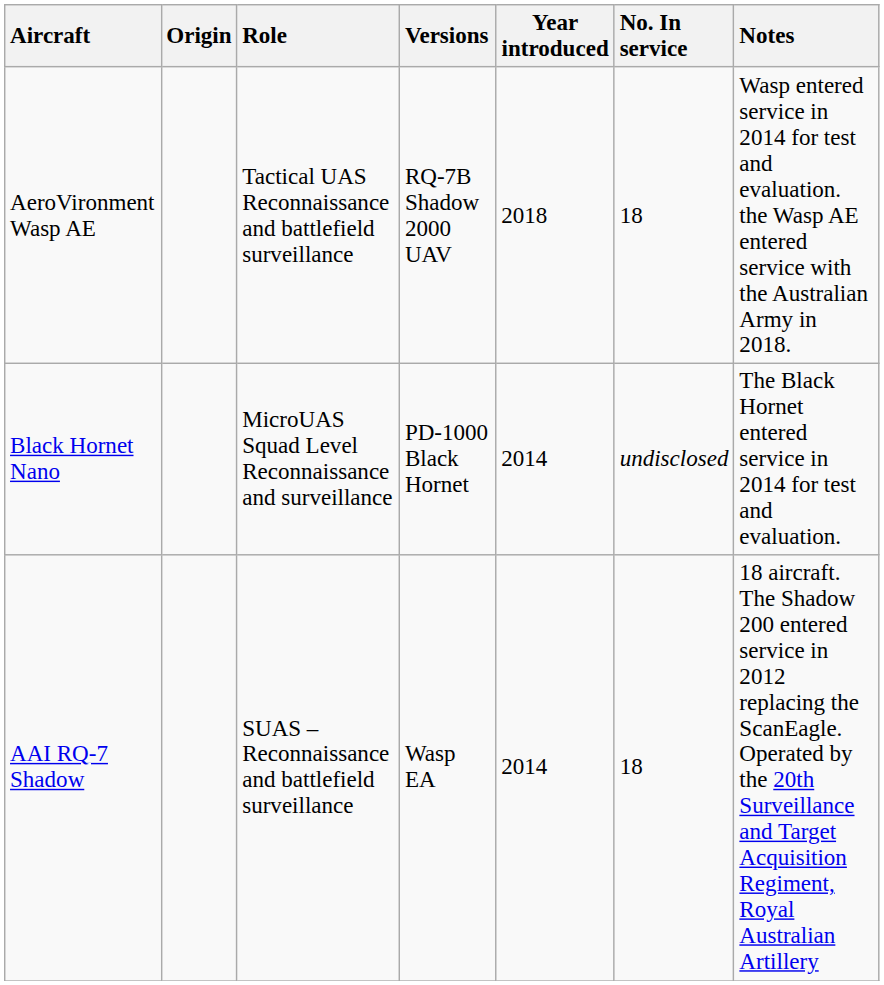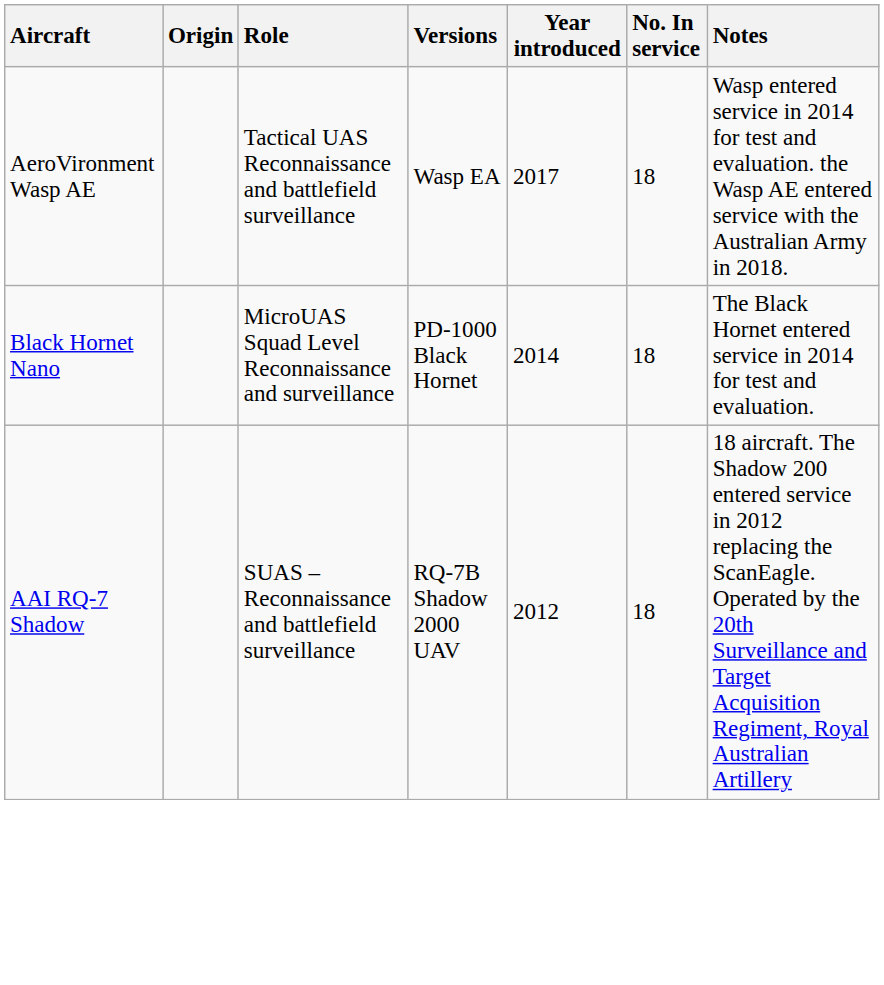(442, 214) RQ-7B Shadow 2000 UAV -> (457, 175) Wasp EA
(524, 214) 2018 -> (536, 175) 2017
(674, 458) undisclosed -> (644, 355) 18
(430, 767) Wasp EA -> (451, 611) RQ-7B Shadow 2000 UAV
(524, 767) 2014 -> (536, 611) 2012
